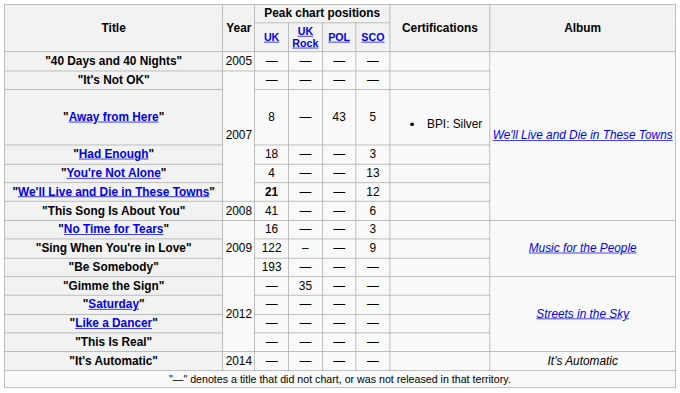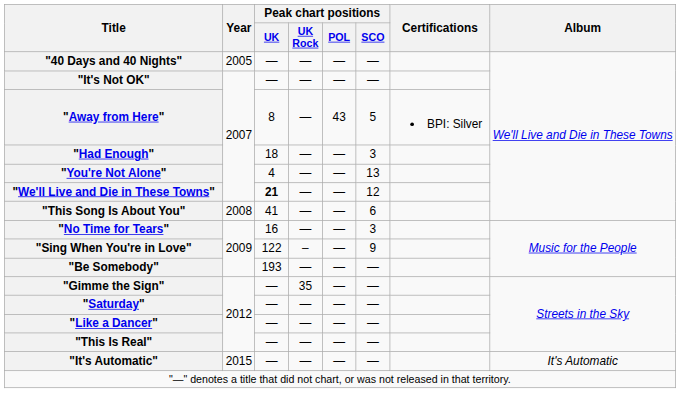(239, 361) 2014 -> (239, 361) 2015
